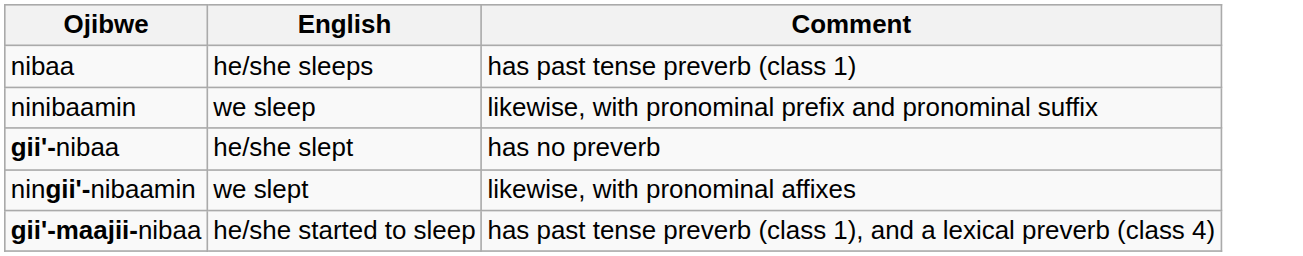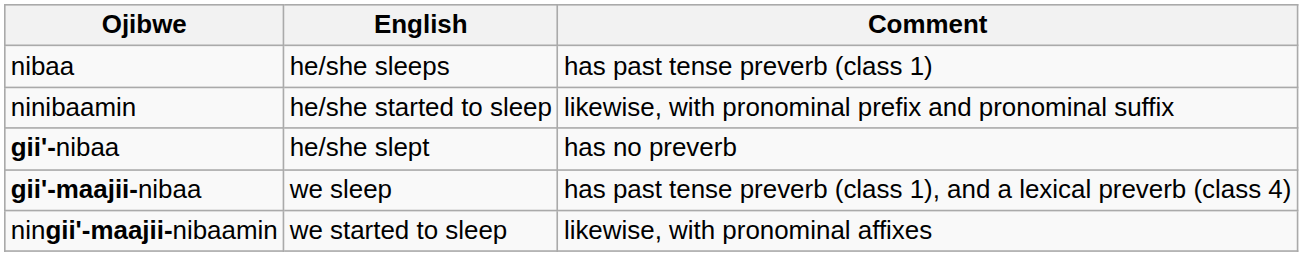(264, 107) we sleep -> (421, 107) he/she started to sleep
- row: (103, 189)
(344, 230) he/she started to sleep -> (341, 189) we sleep
+ row: (144, 230)
